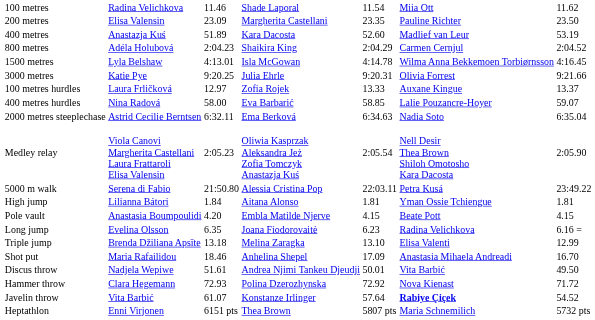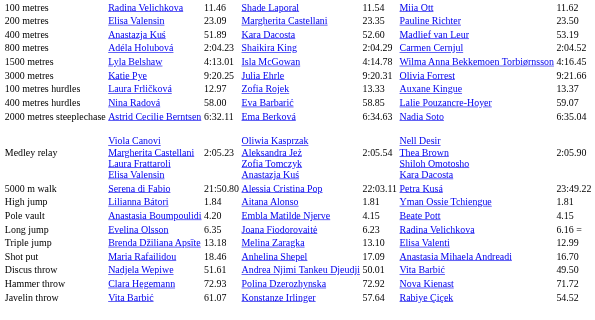(428, 297) bold -> (426, 297) normal
- row: (27, 311)
